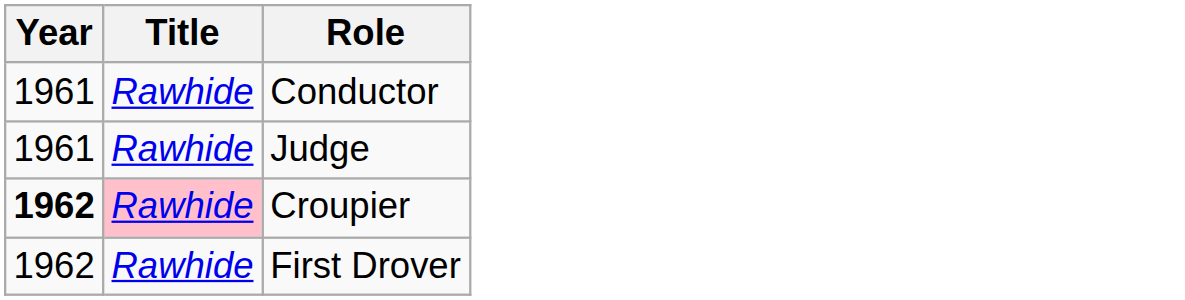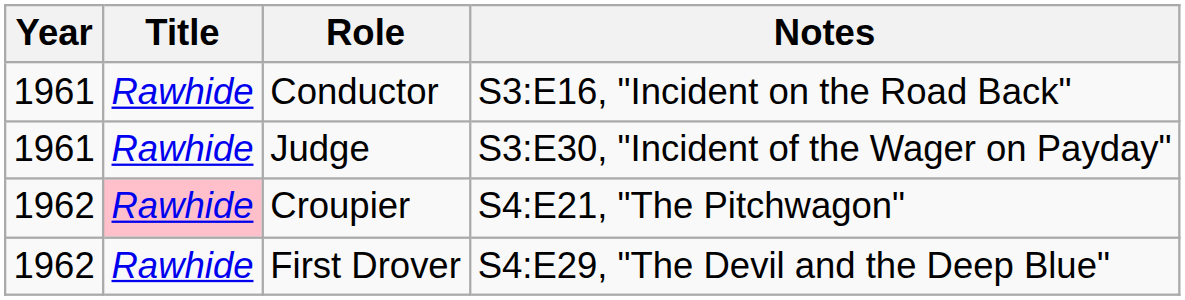+ column: (824, 33)
(54, 206) bold -> (54, 206) normal
